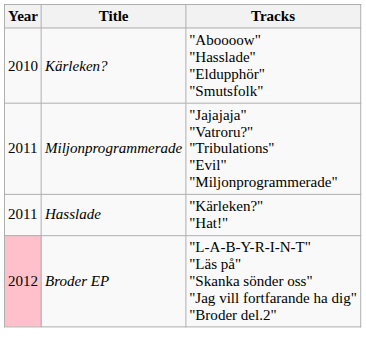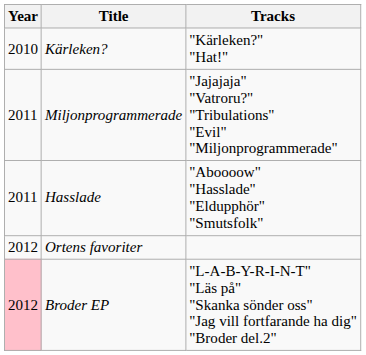(227, 65) "Aboooow" "Hasslade" "Eldupphör" "Smutsfolk" -> (226, 48) "Kärleken?" "Hat!"
(226, 214) "Kärleken?" "Hat!" -> (227, 197) "Aboooow" "Hasslade" "Eldupphör" "Smutsfolk"
+ row: (94, 247)
